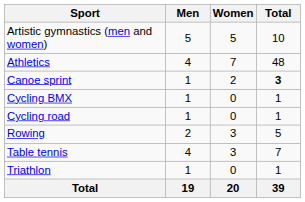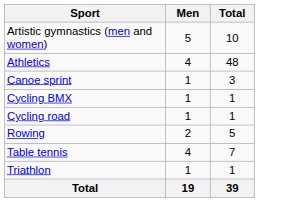- column: (233, 13)
(278, 80) bold -> (232, 80) normal
